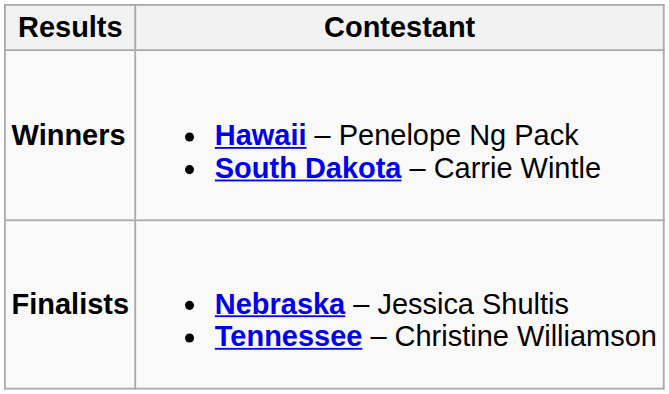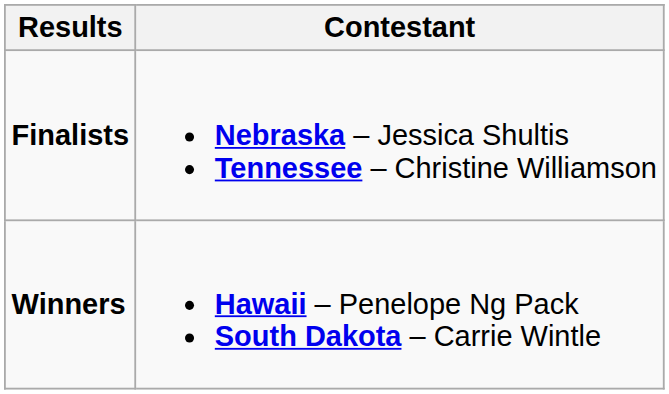rows swapped: (69, 134) <-> (70, 303)
